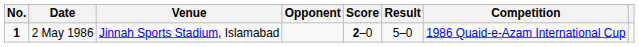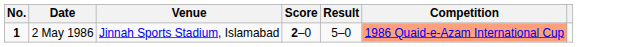- column: (313, 13)
(526, 32) no background -> (464, 32) lightsalmon background
